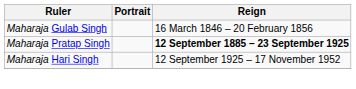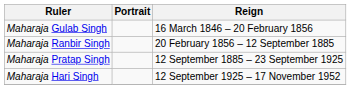+ row: (58, 44)
(252, 44) bold -> (249, 60) normal
